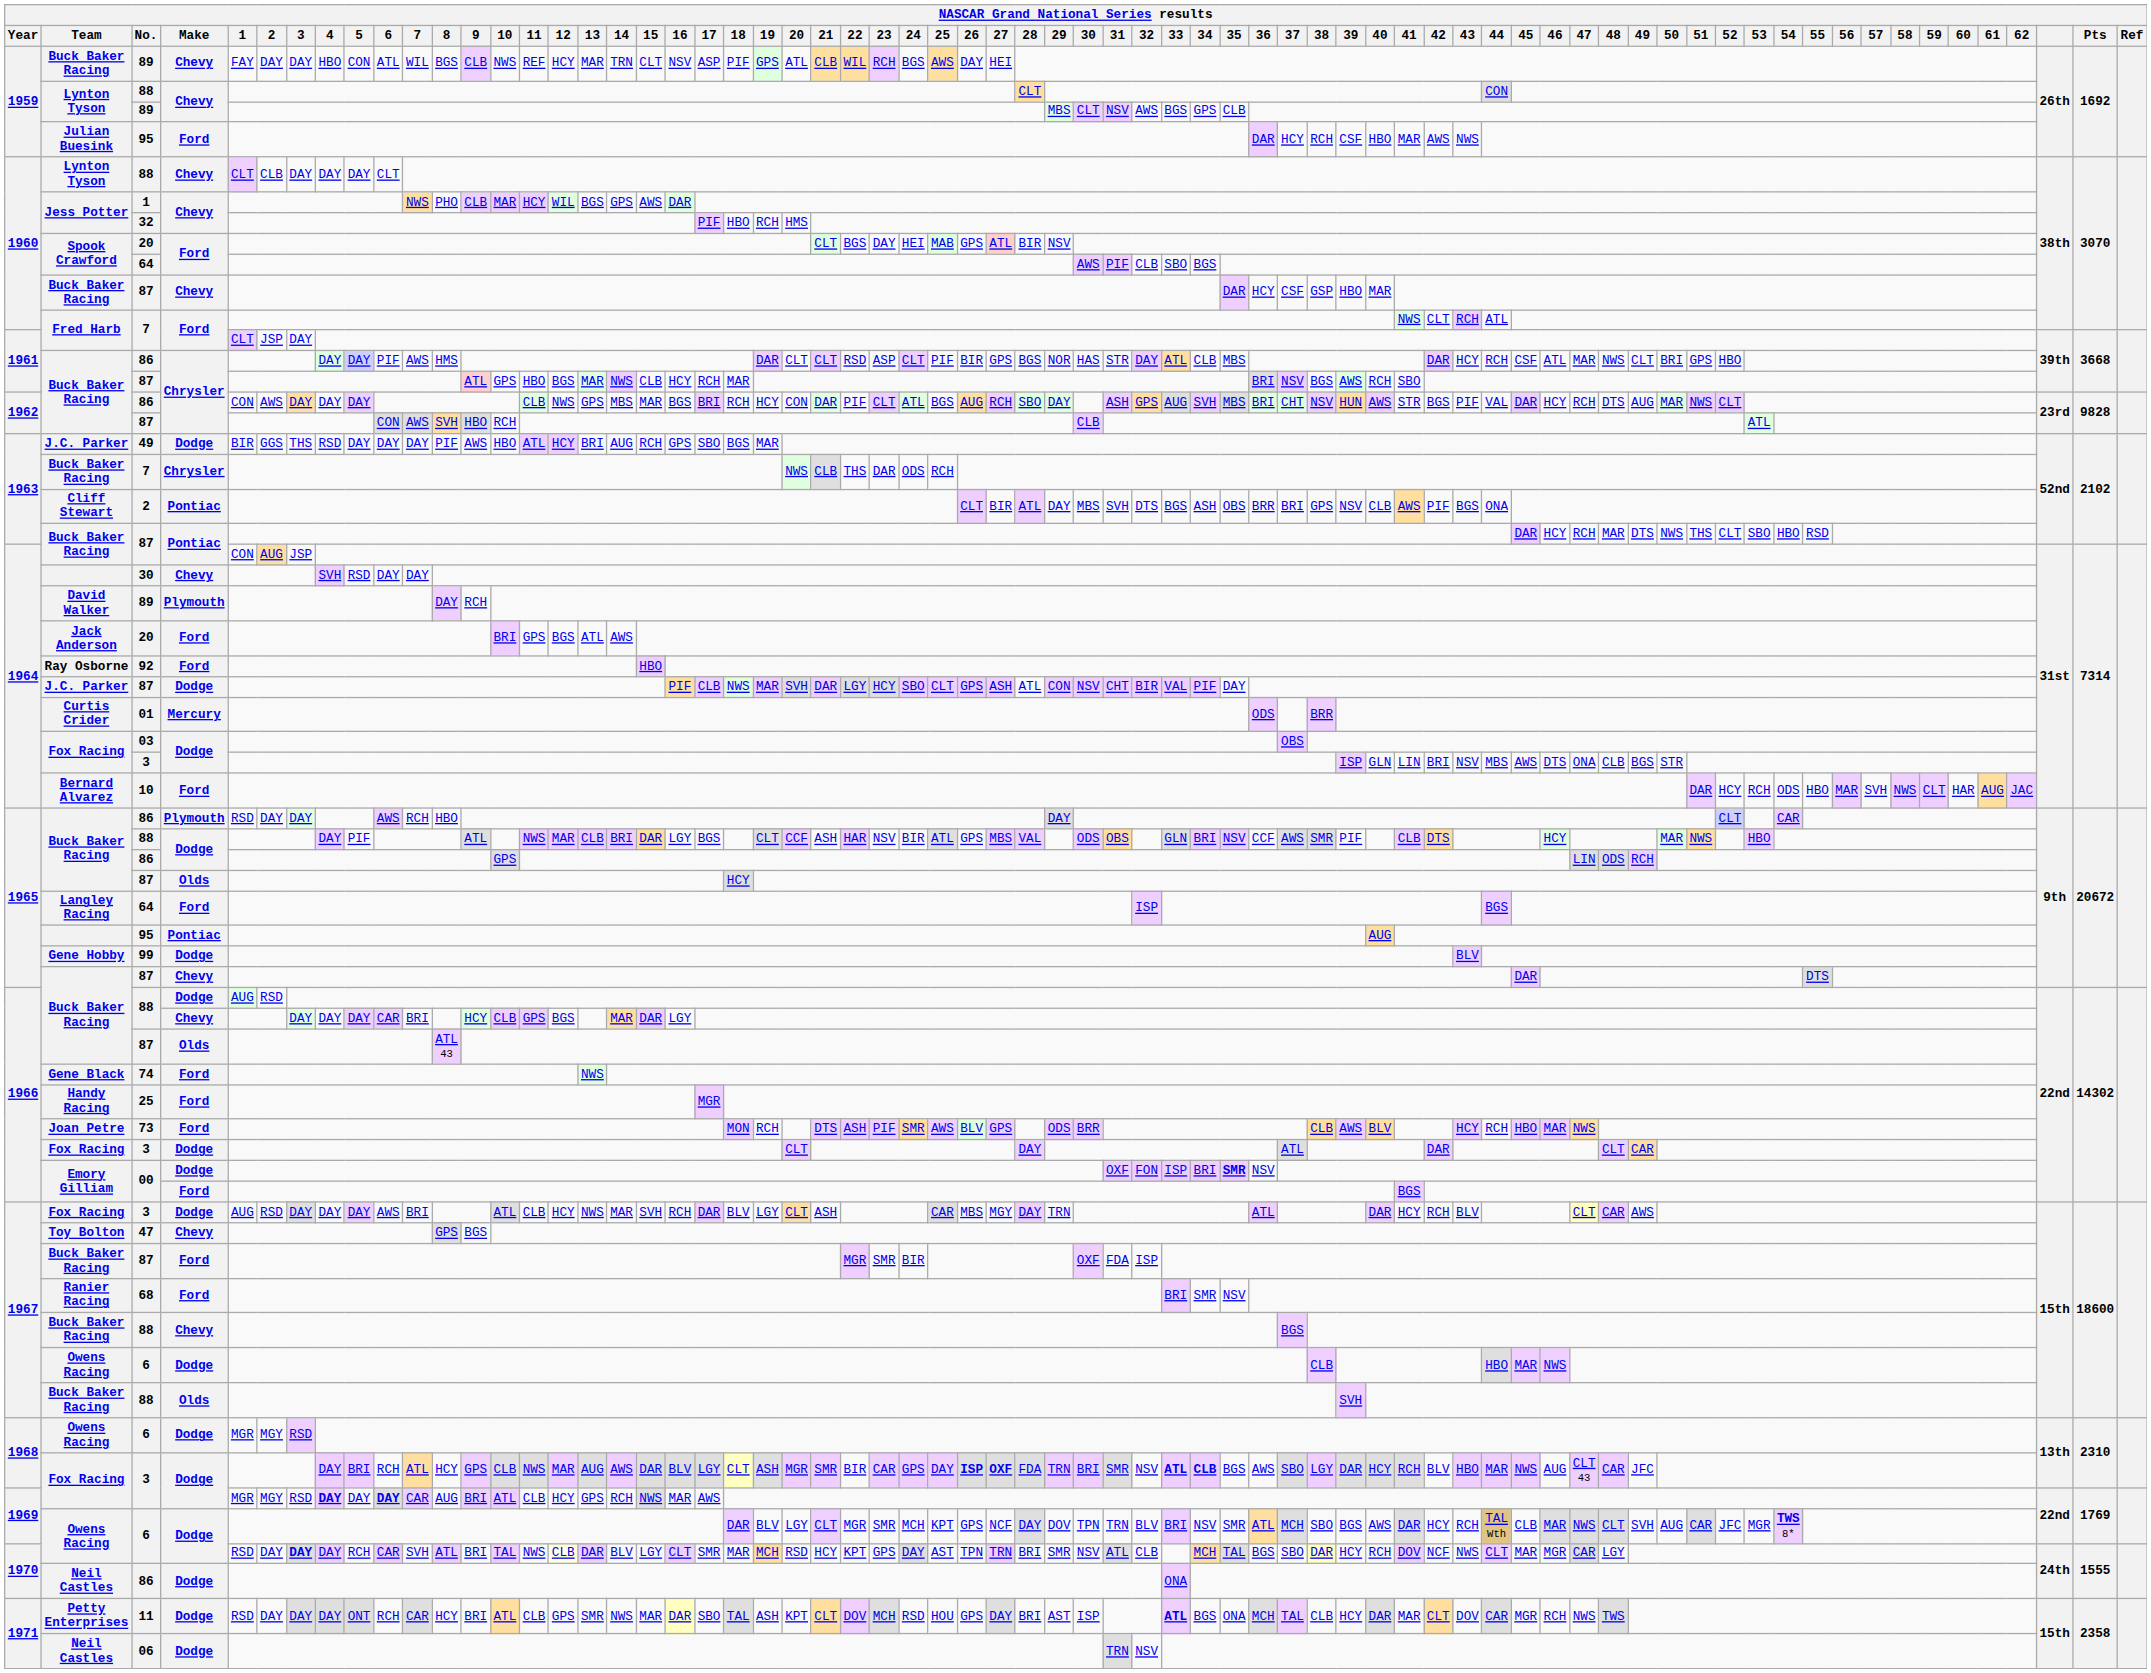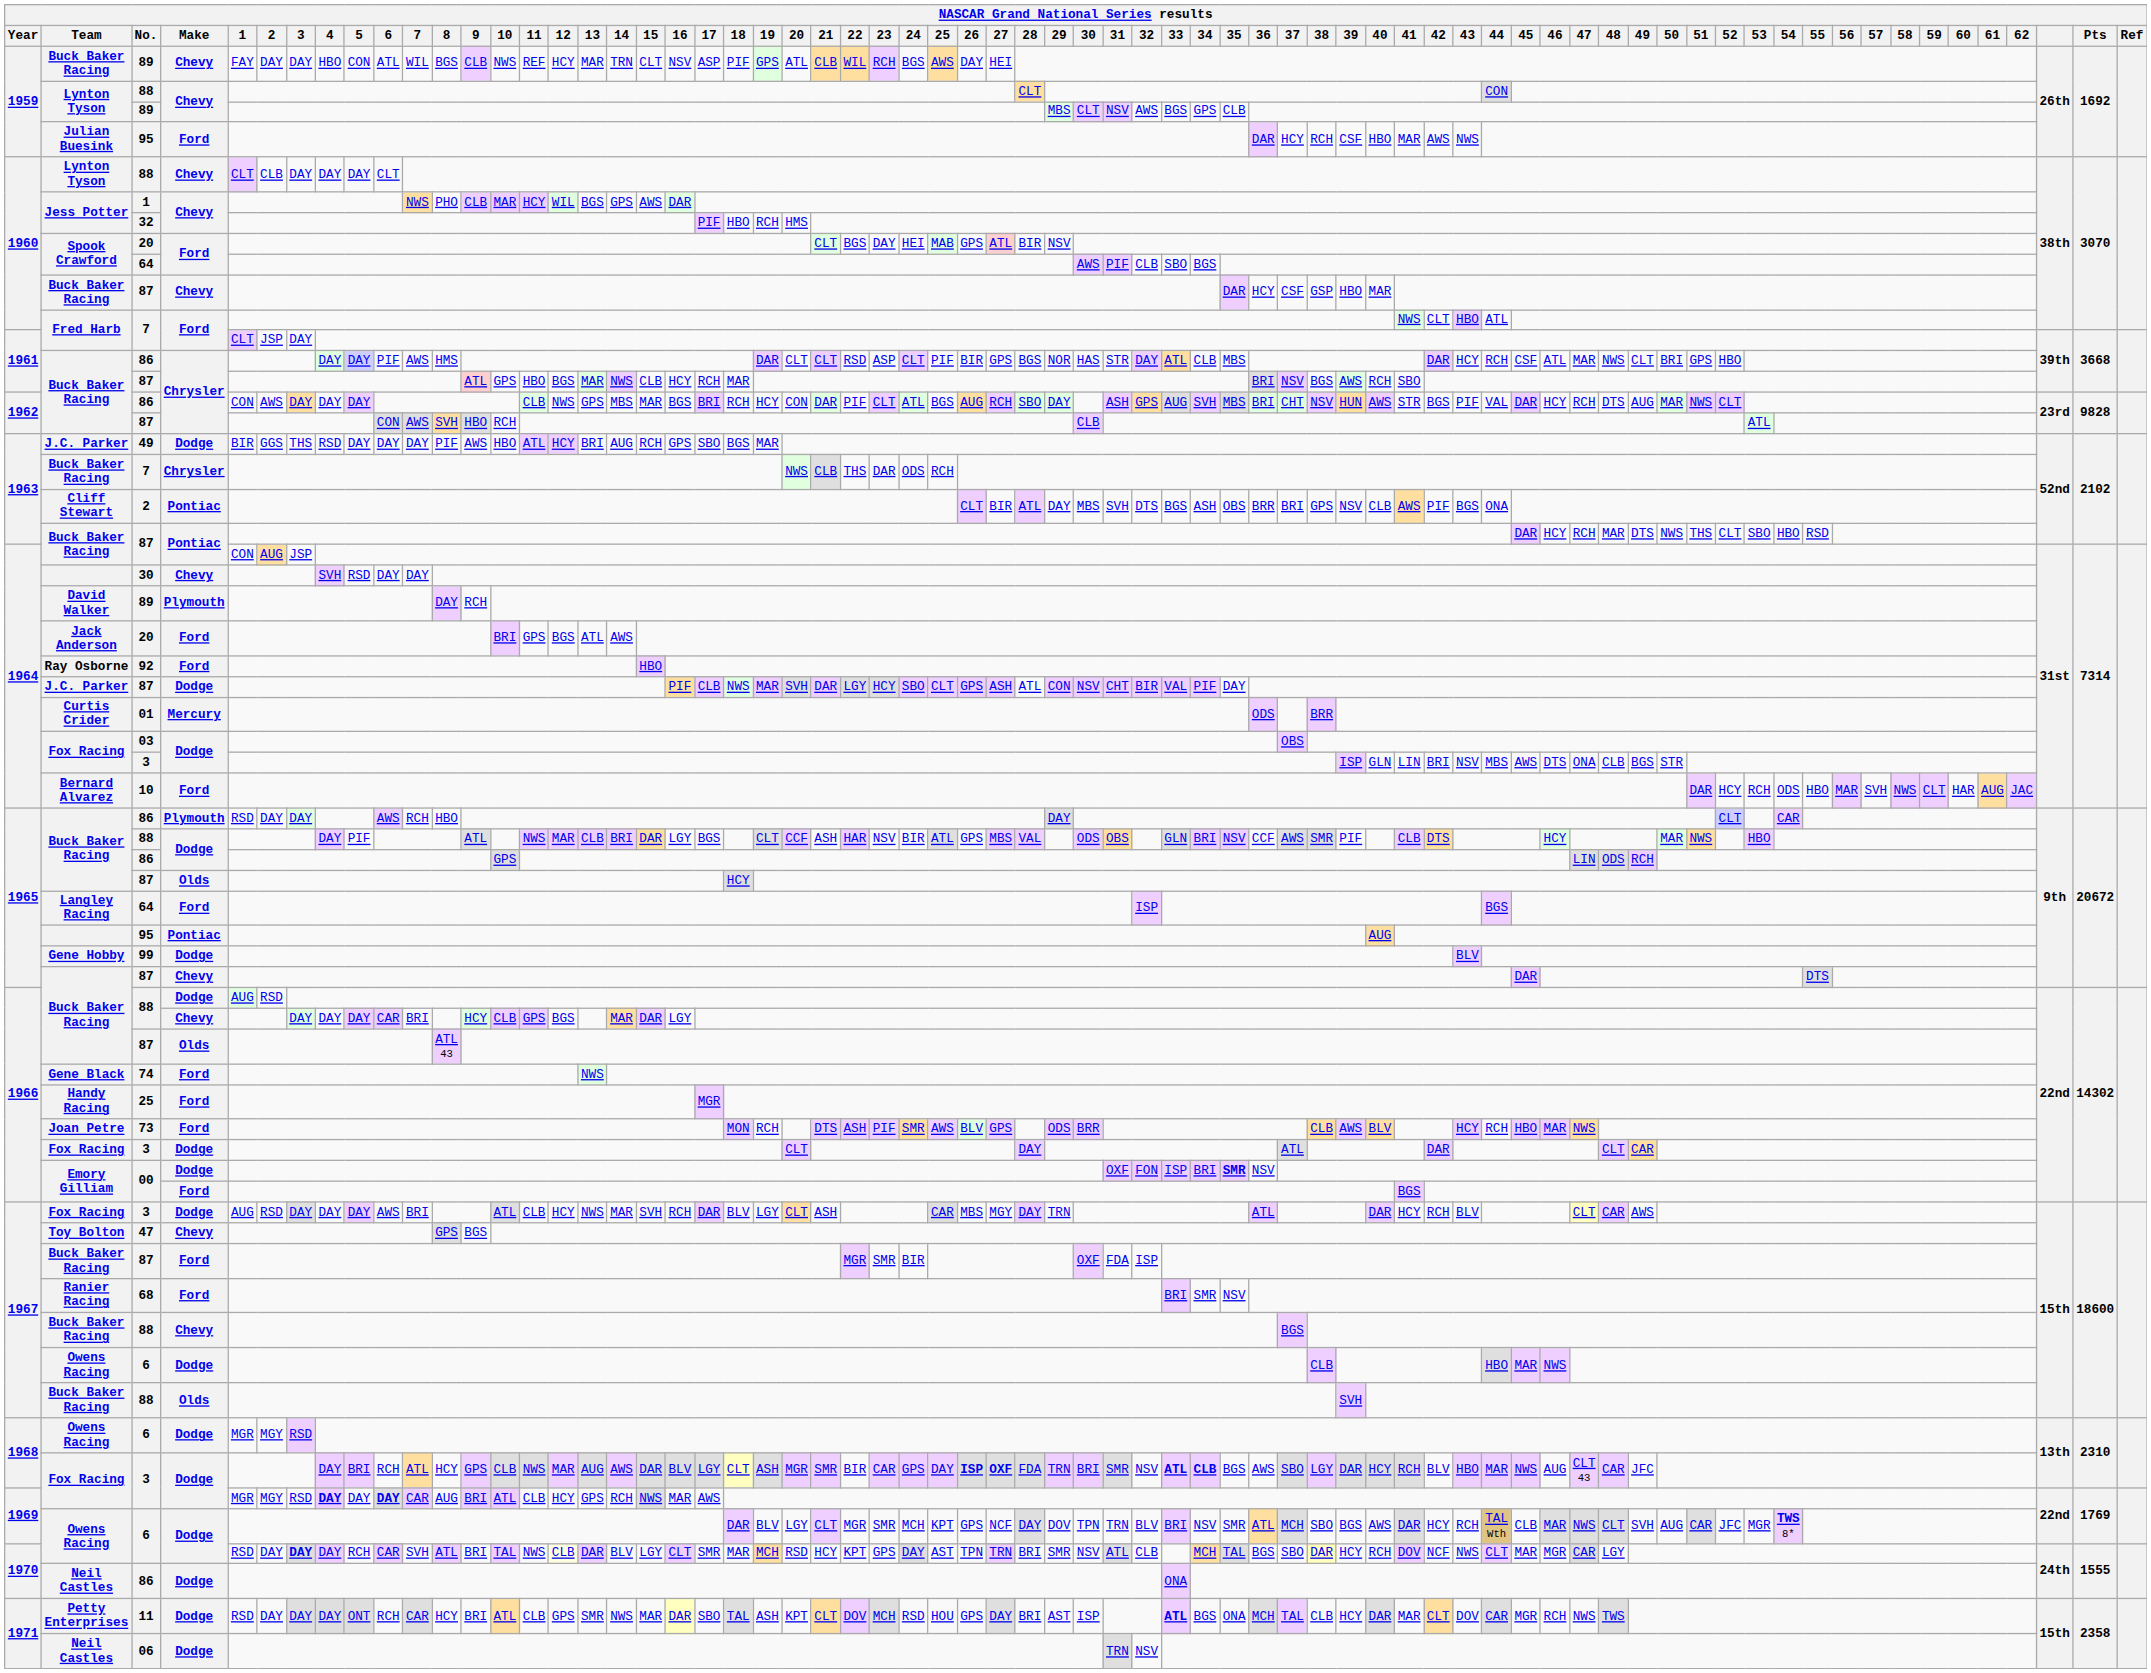(1467, 320) RCH -> (1467, 320) HBO
